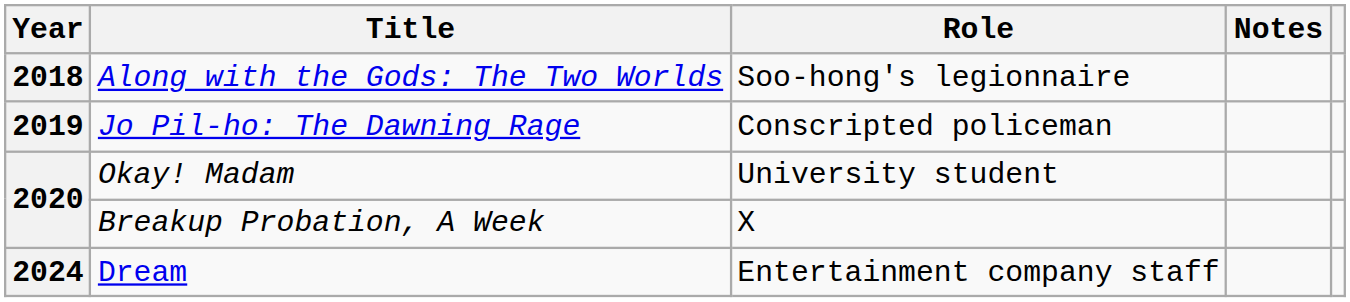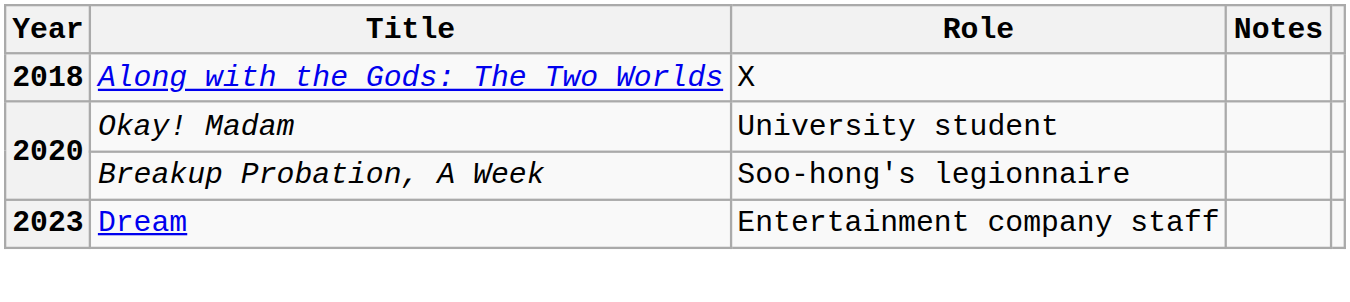(934, 78) Soo-hong's legionnaire -> (746, 78) X
- row: (339, 126)
(746, 223) X -> (934, 175) Soo-hong's legionnaire
(48, 272) 2024 -> (48, 223) 2023
